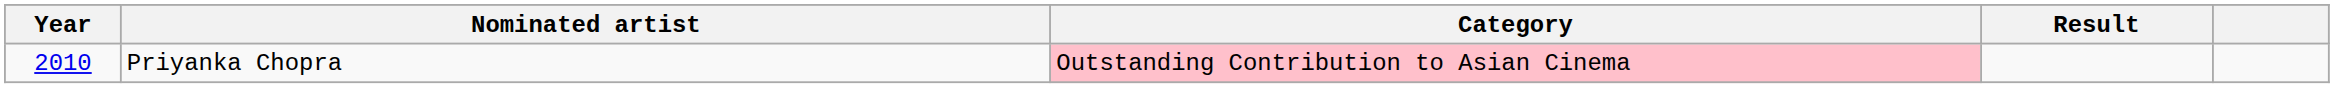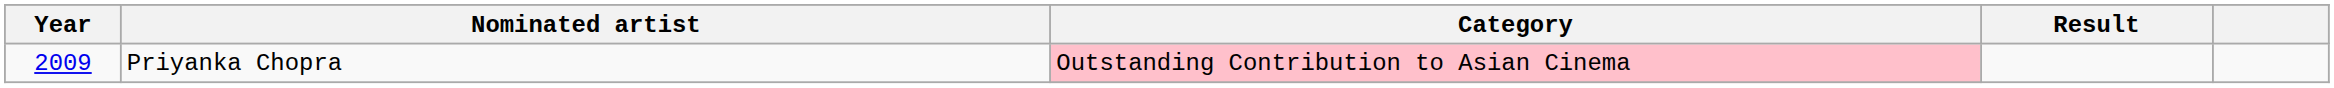(63, 63) 2010 -> (63, 63) 2009
